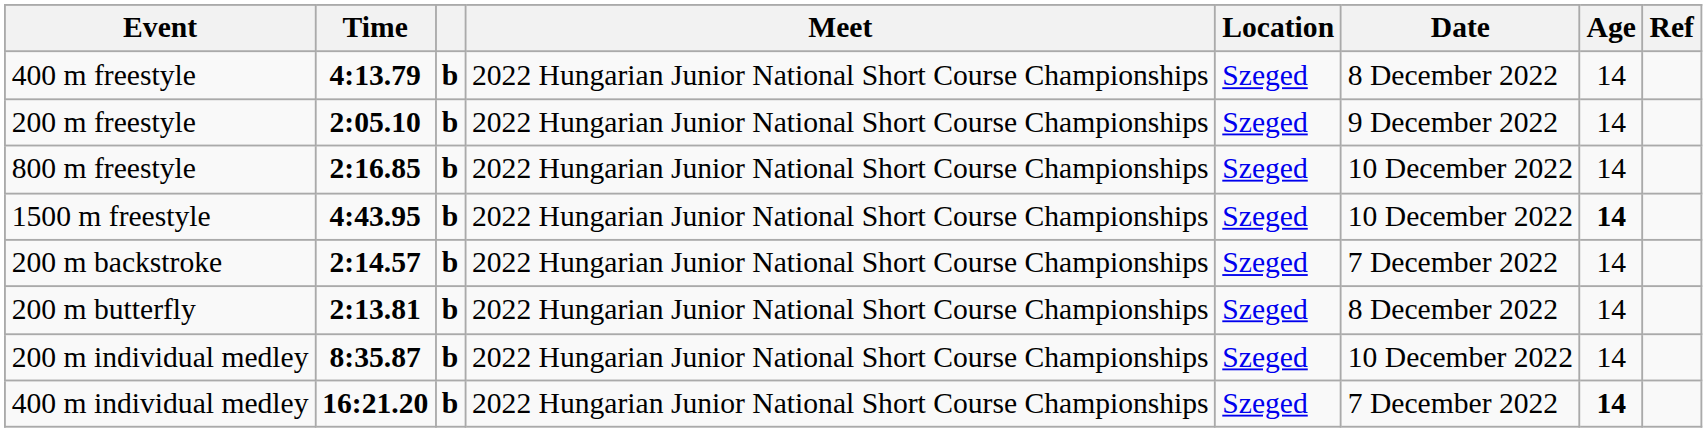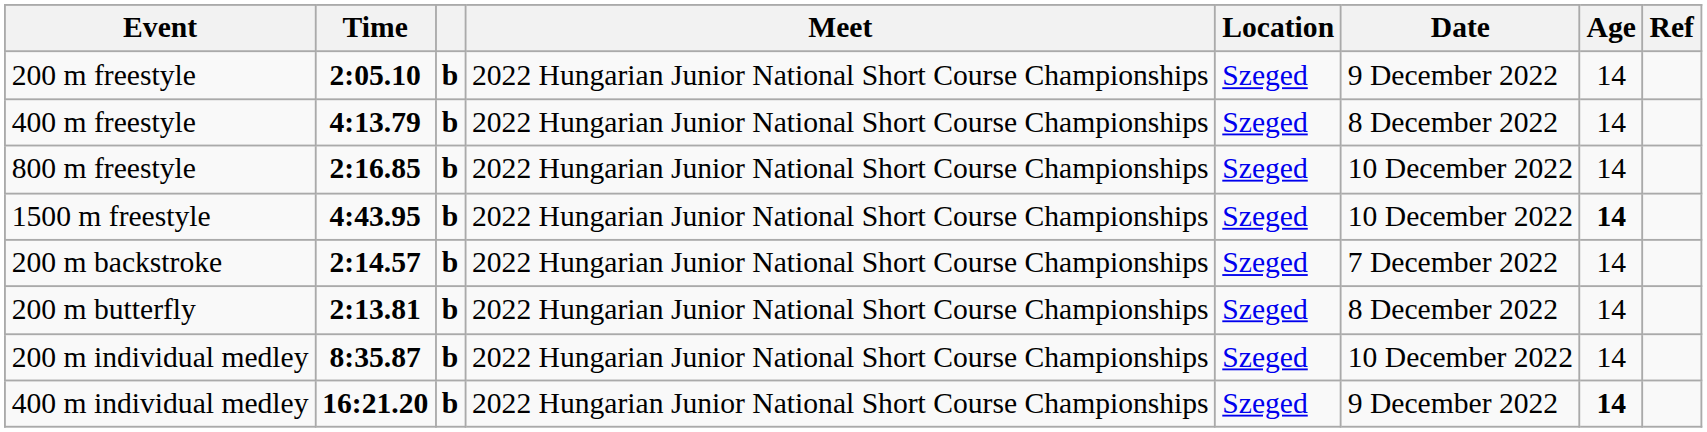rows swapped: (104, 121) <-> (104, 74)
(1453, 403) 7 December 2022 -> (1453, 403) 9 December 2022
